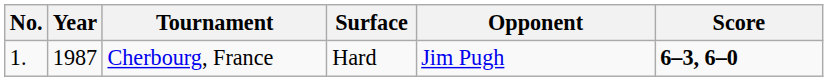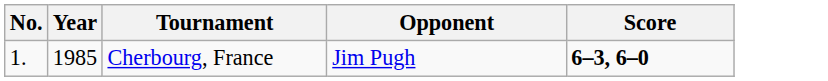- column: (372, 22)
(75, 58) 1987 -> (75, 58) 1985
